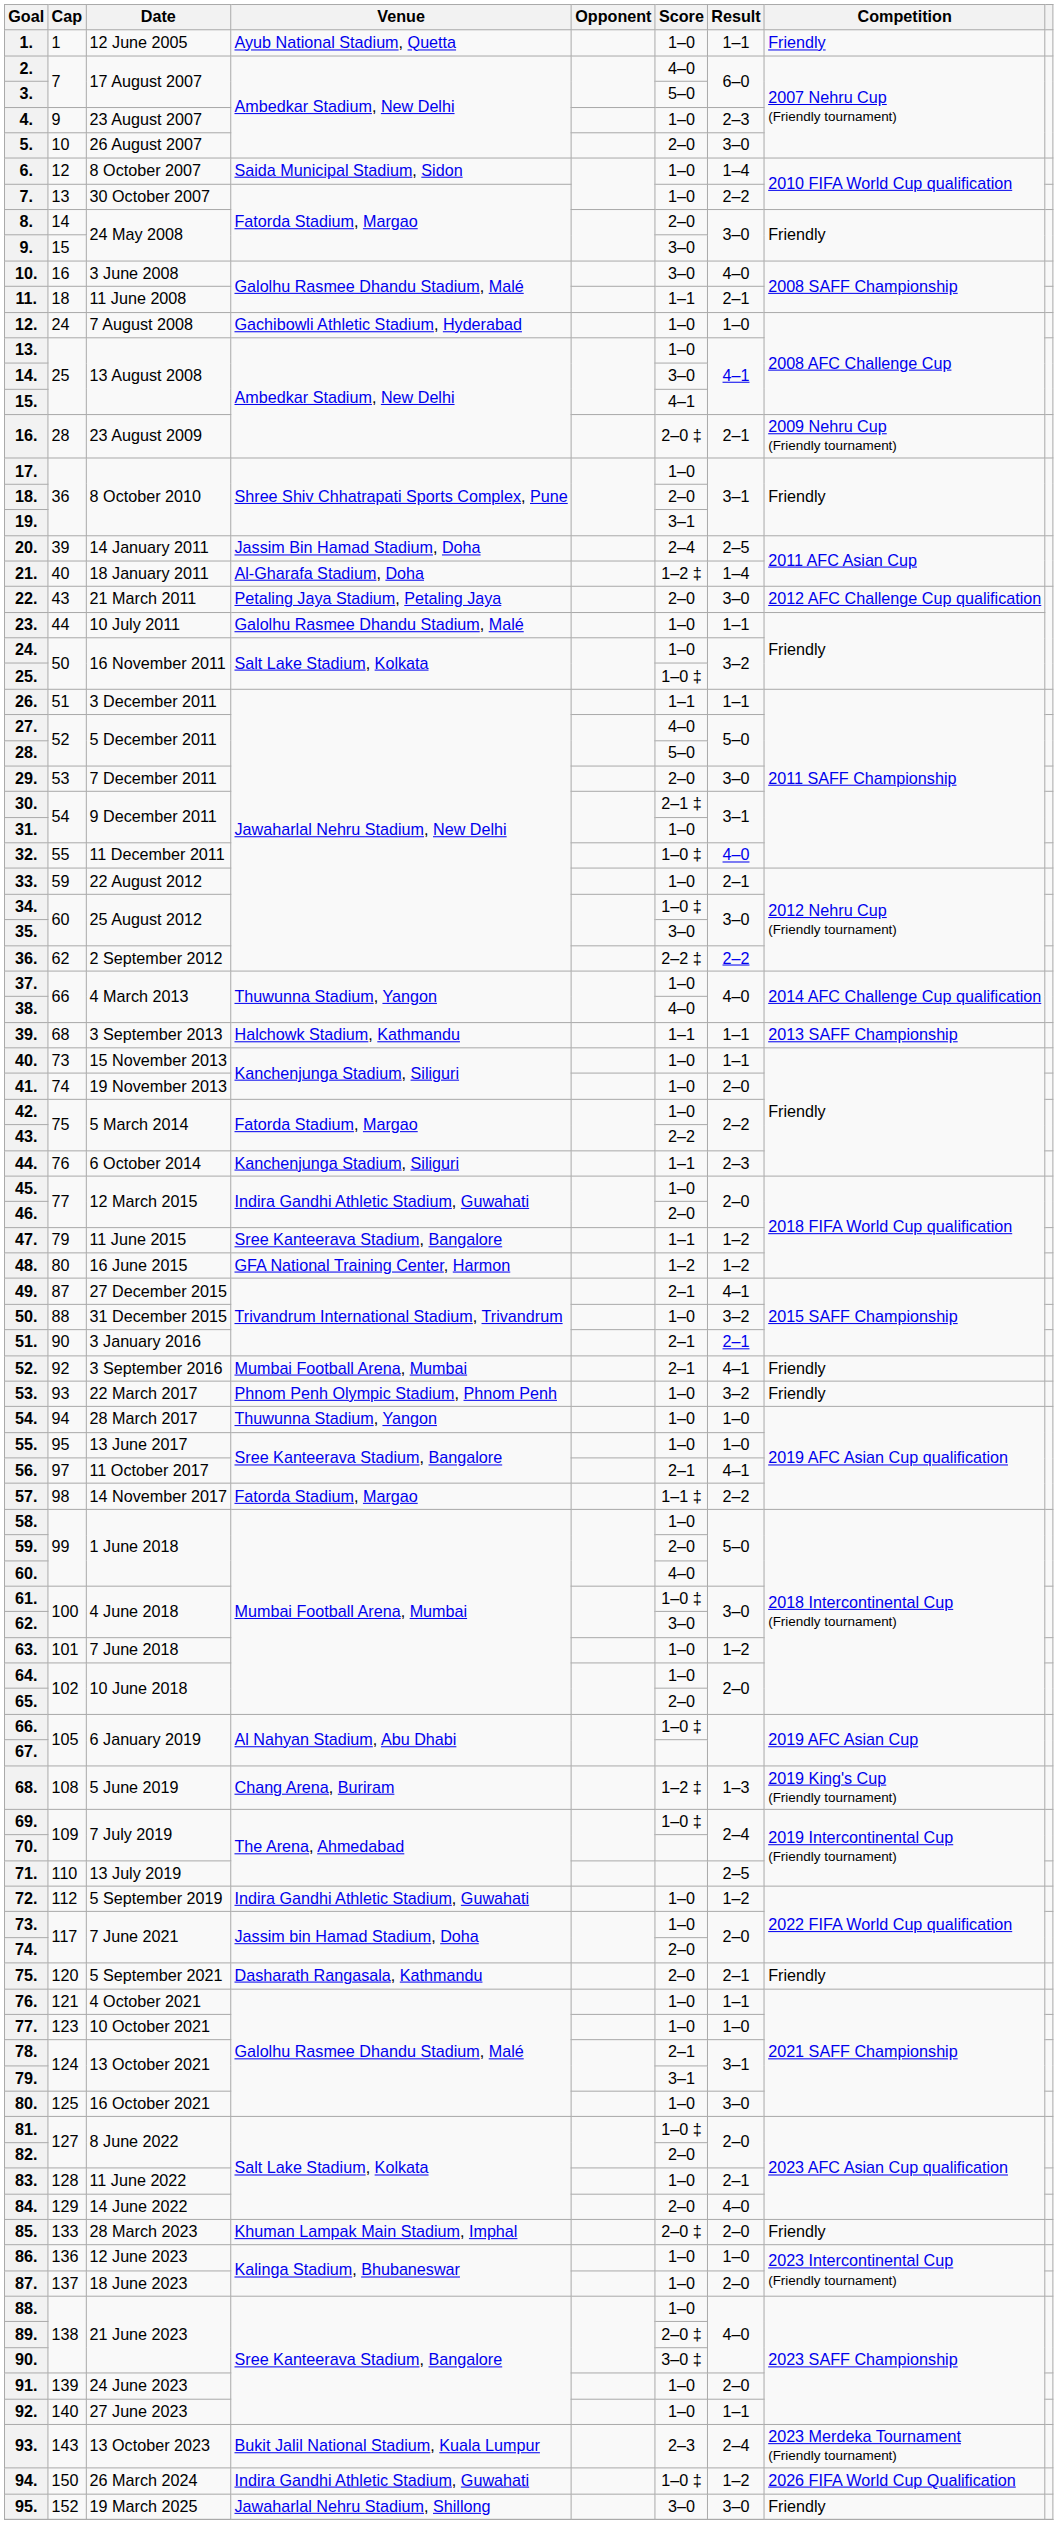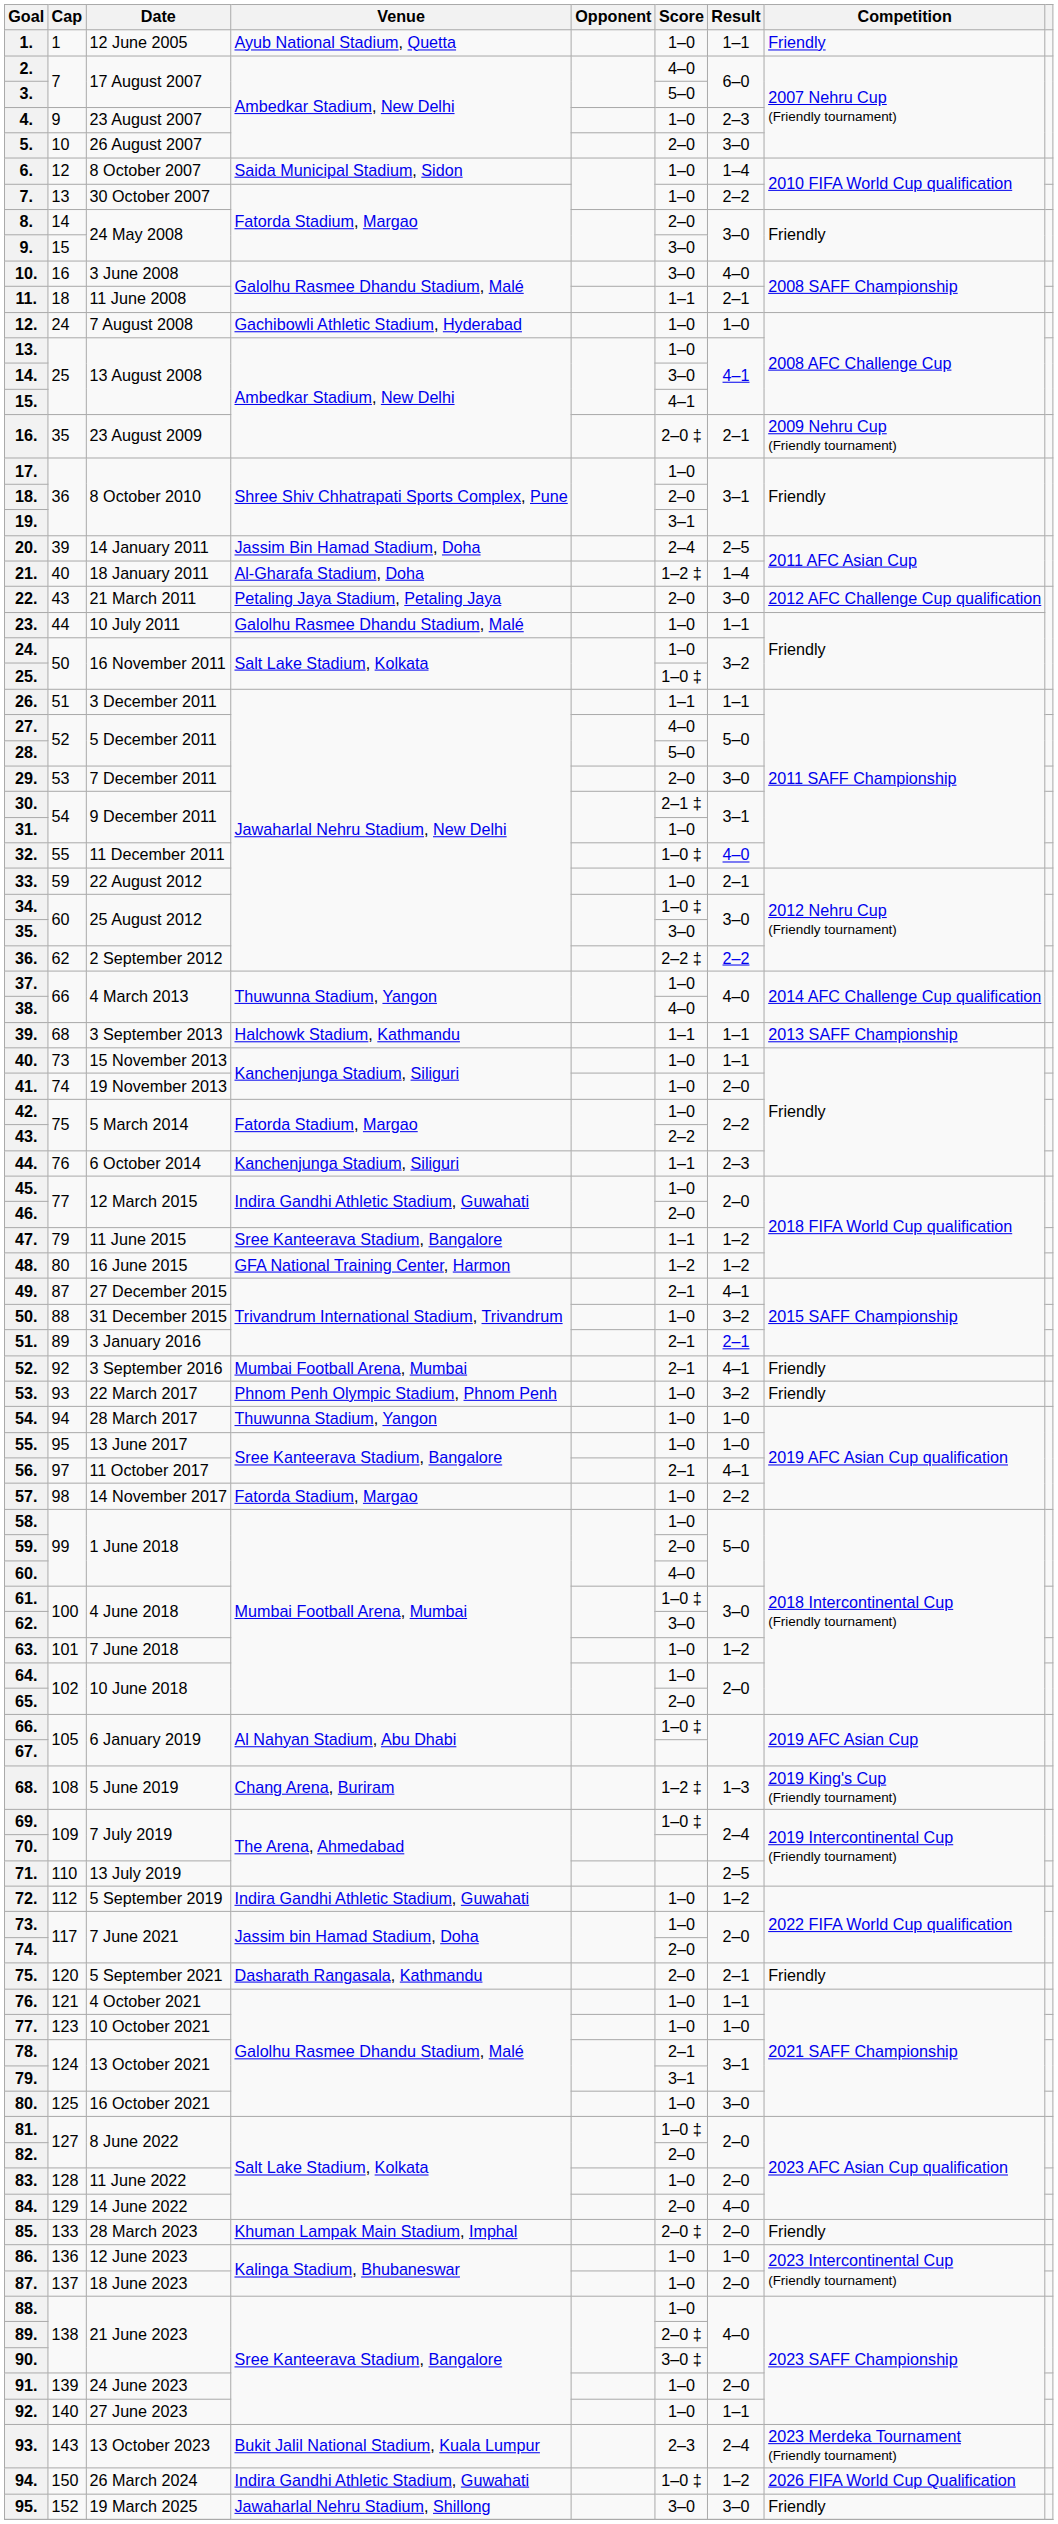(61, 436) 28 -> (61, 436) 35
(61, 1342) 90 -> (61, 1342) 89
(681, 1496) 1–1 ‡ -> (681, 1496) 1–0
(736, 2180) 2–1 -> (736, 2180) 2–0
